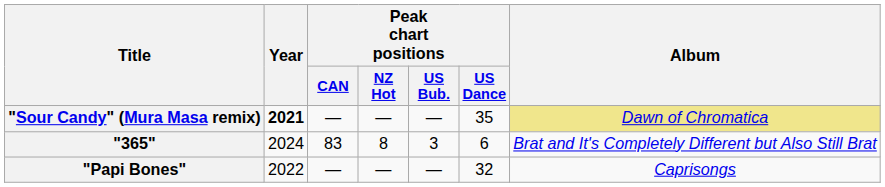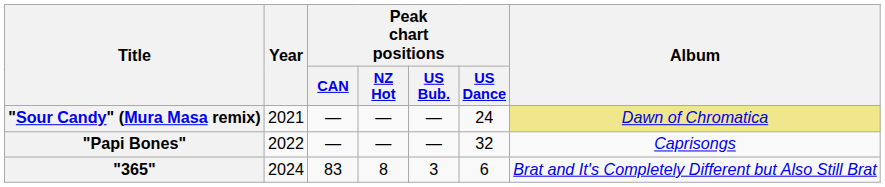(286, 118) bold -> (286, 118) normal
(484, 118) 35 -> (484, 118) 24
rows swapped: (134, 169) <-> (134, 144)
